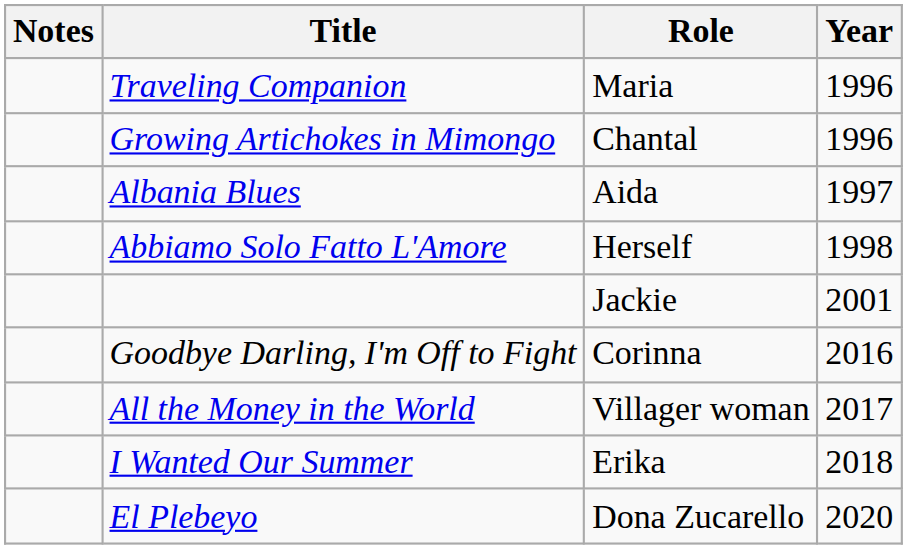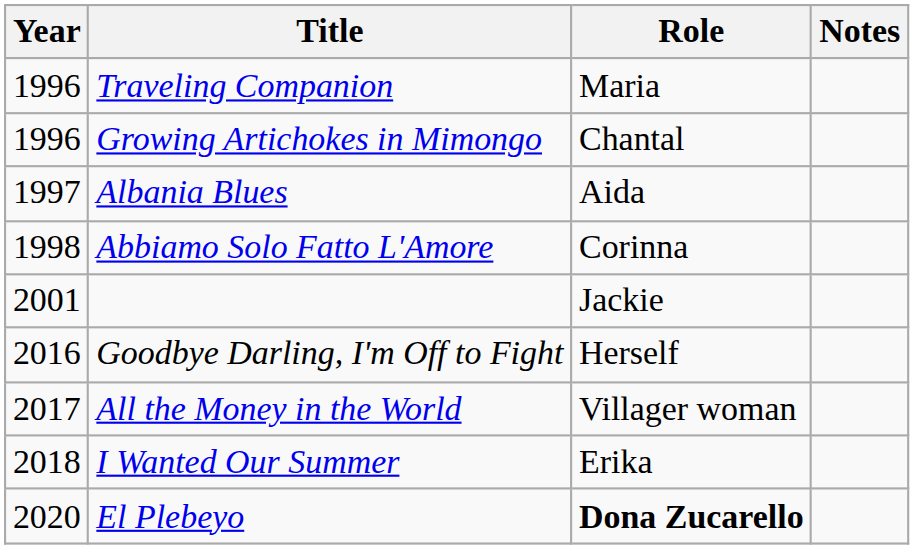columns swapped: (859, 31) <-> (53, 31)
(642, 246) Herself -> (634, 246) Corinna
(647, 354) Corinna -> (629, 354) Herself
(698, 515) normal -> (691, 515) bold
